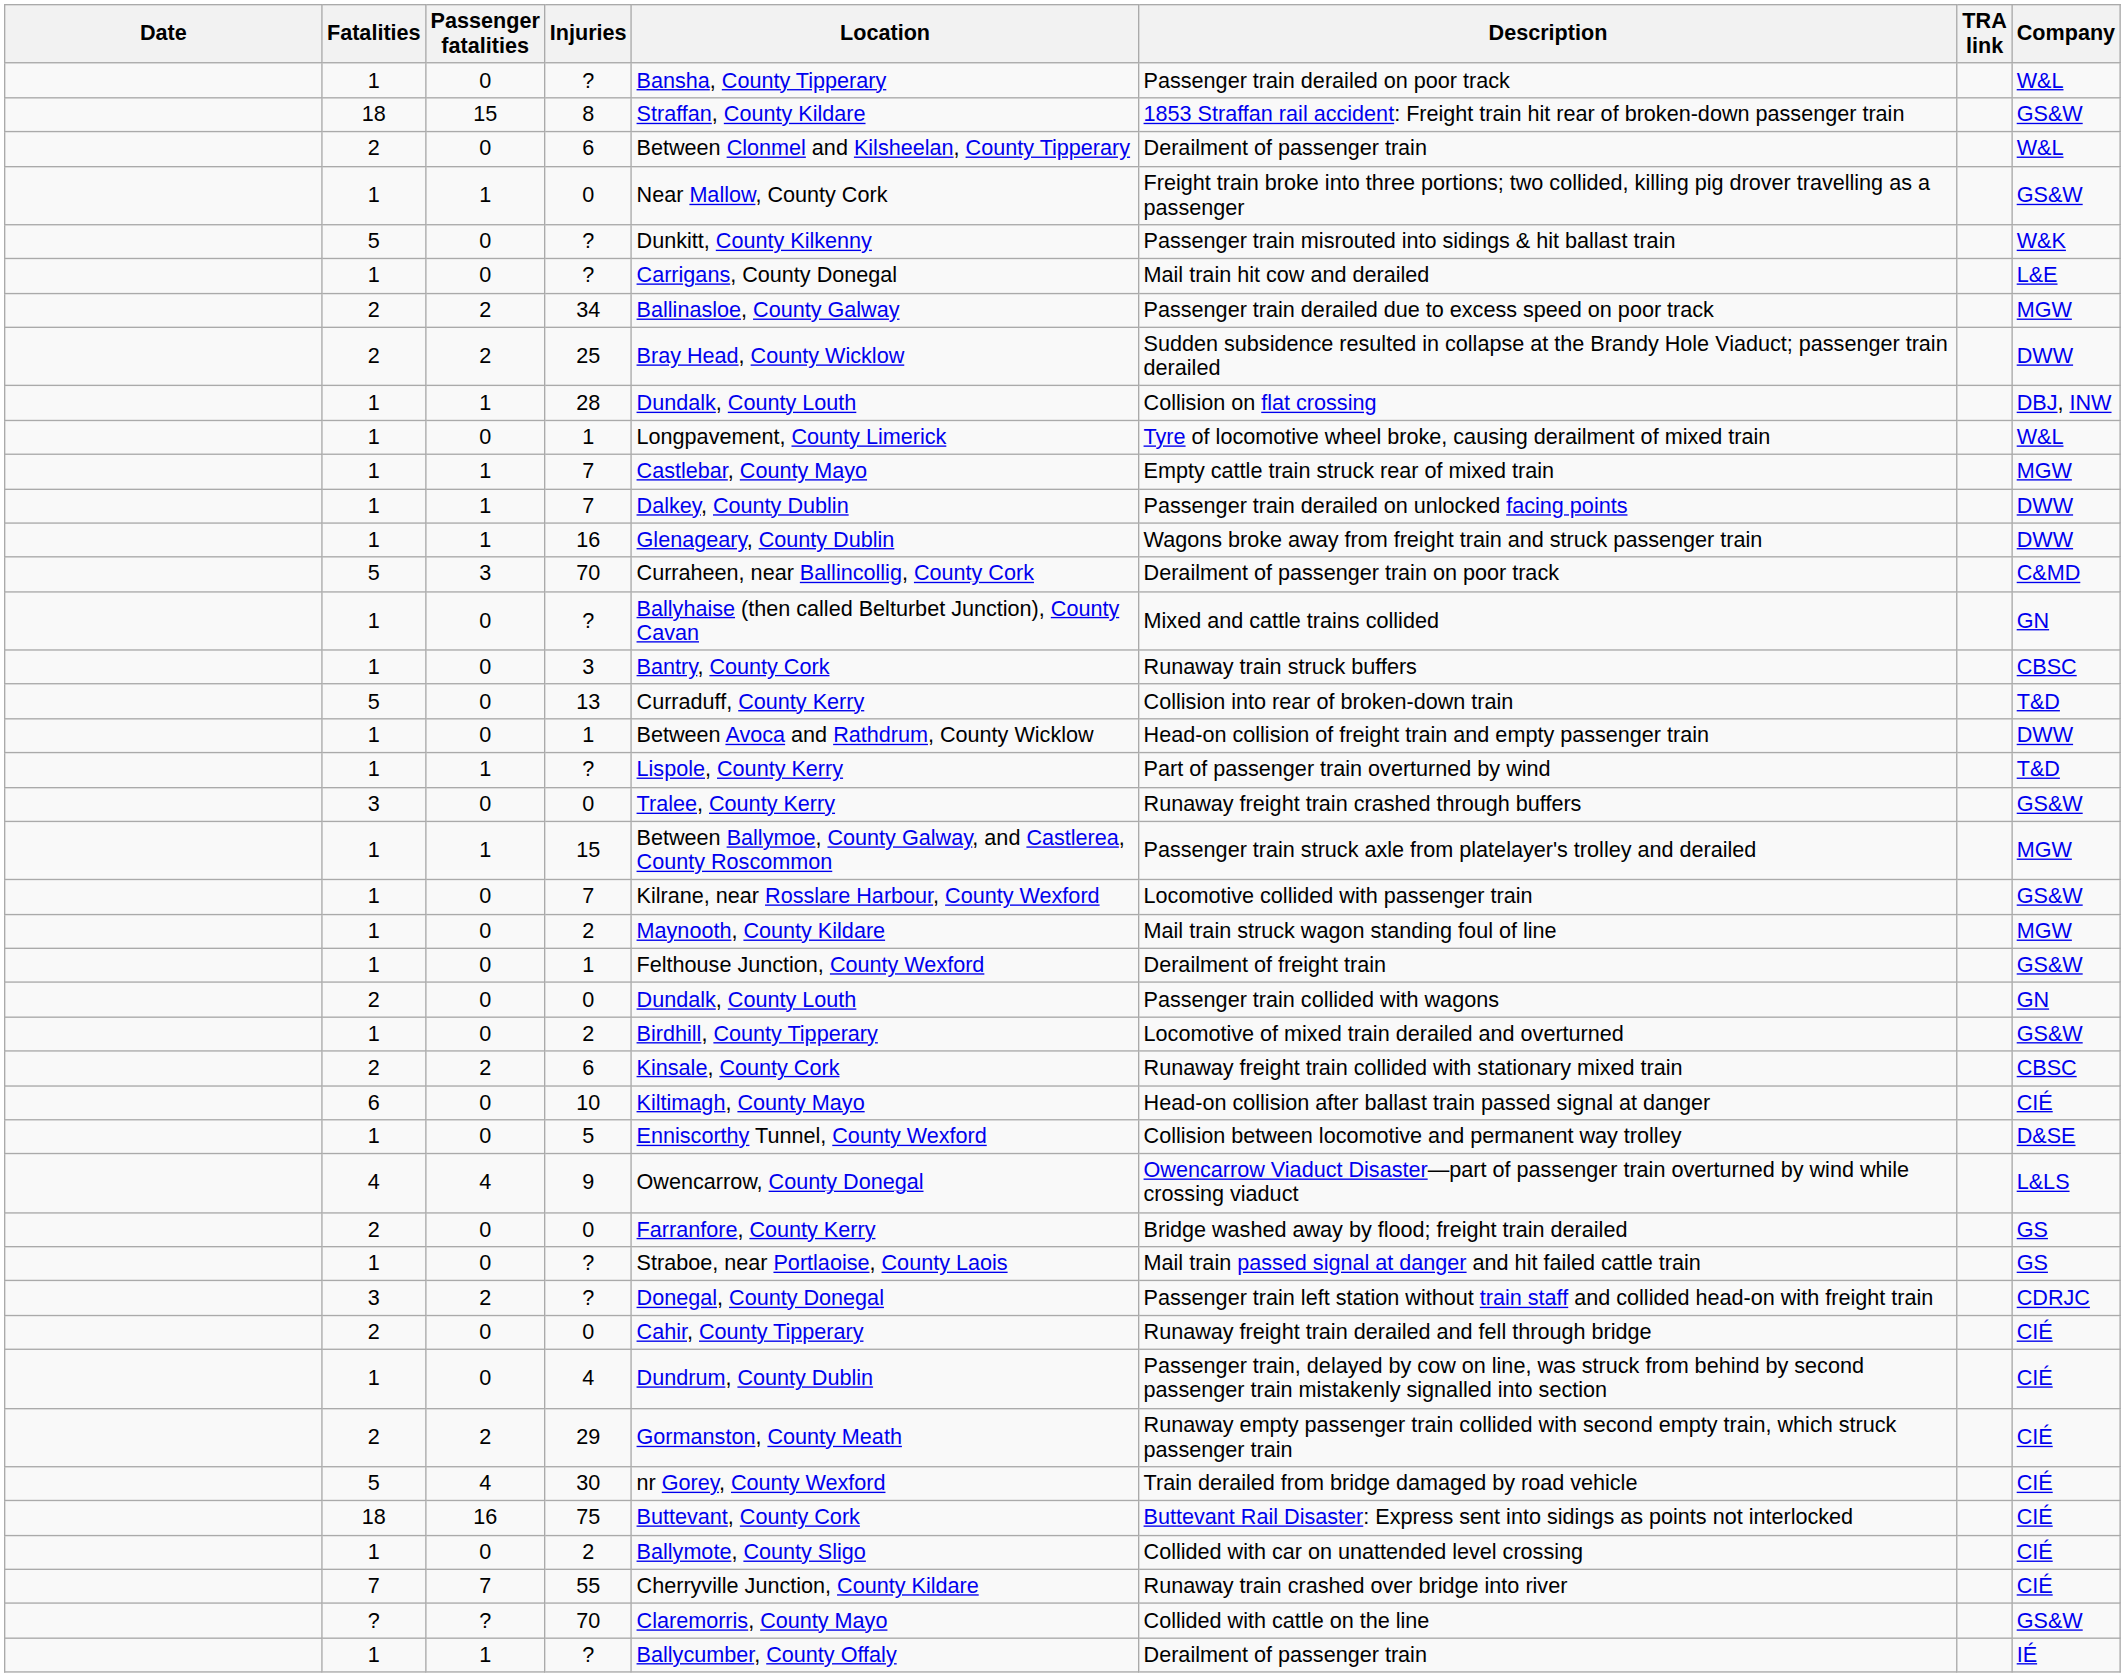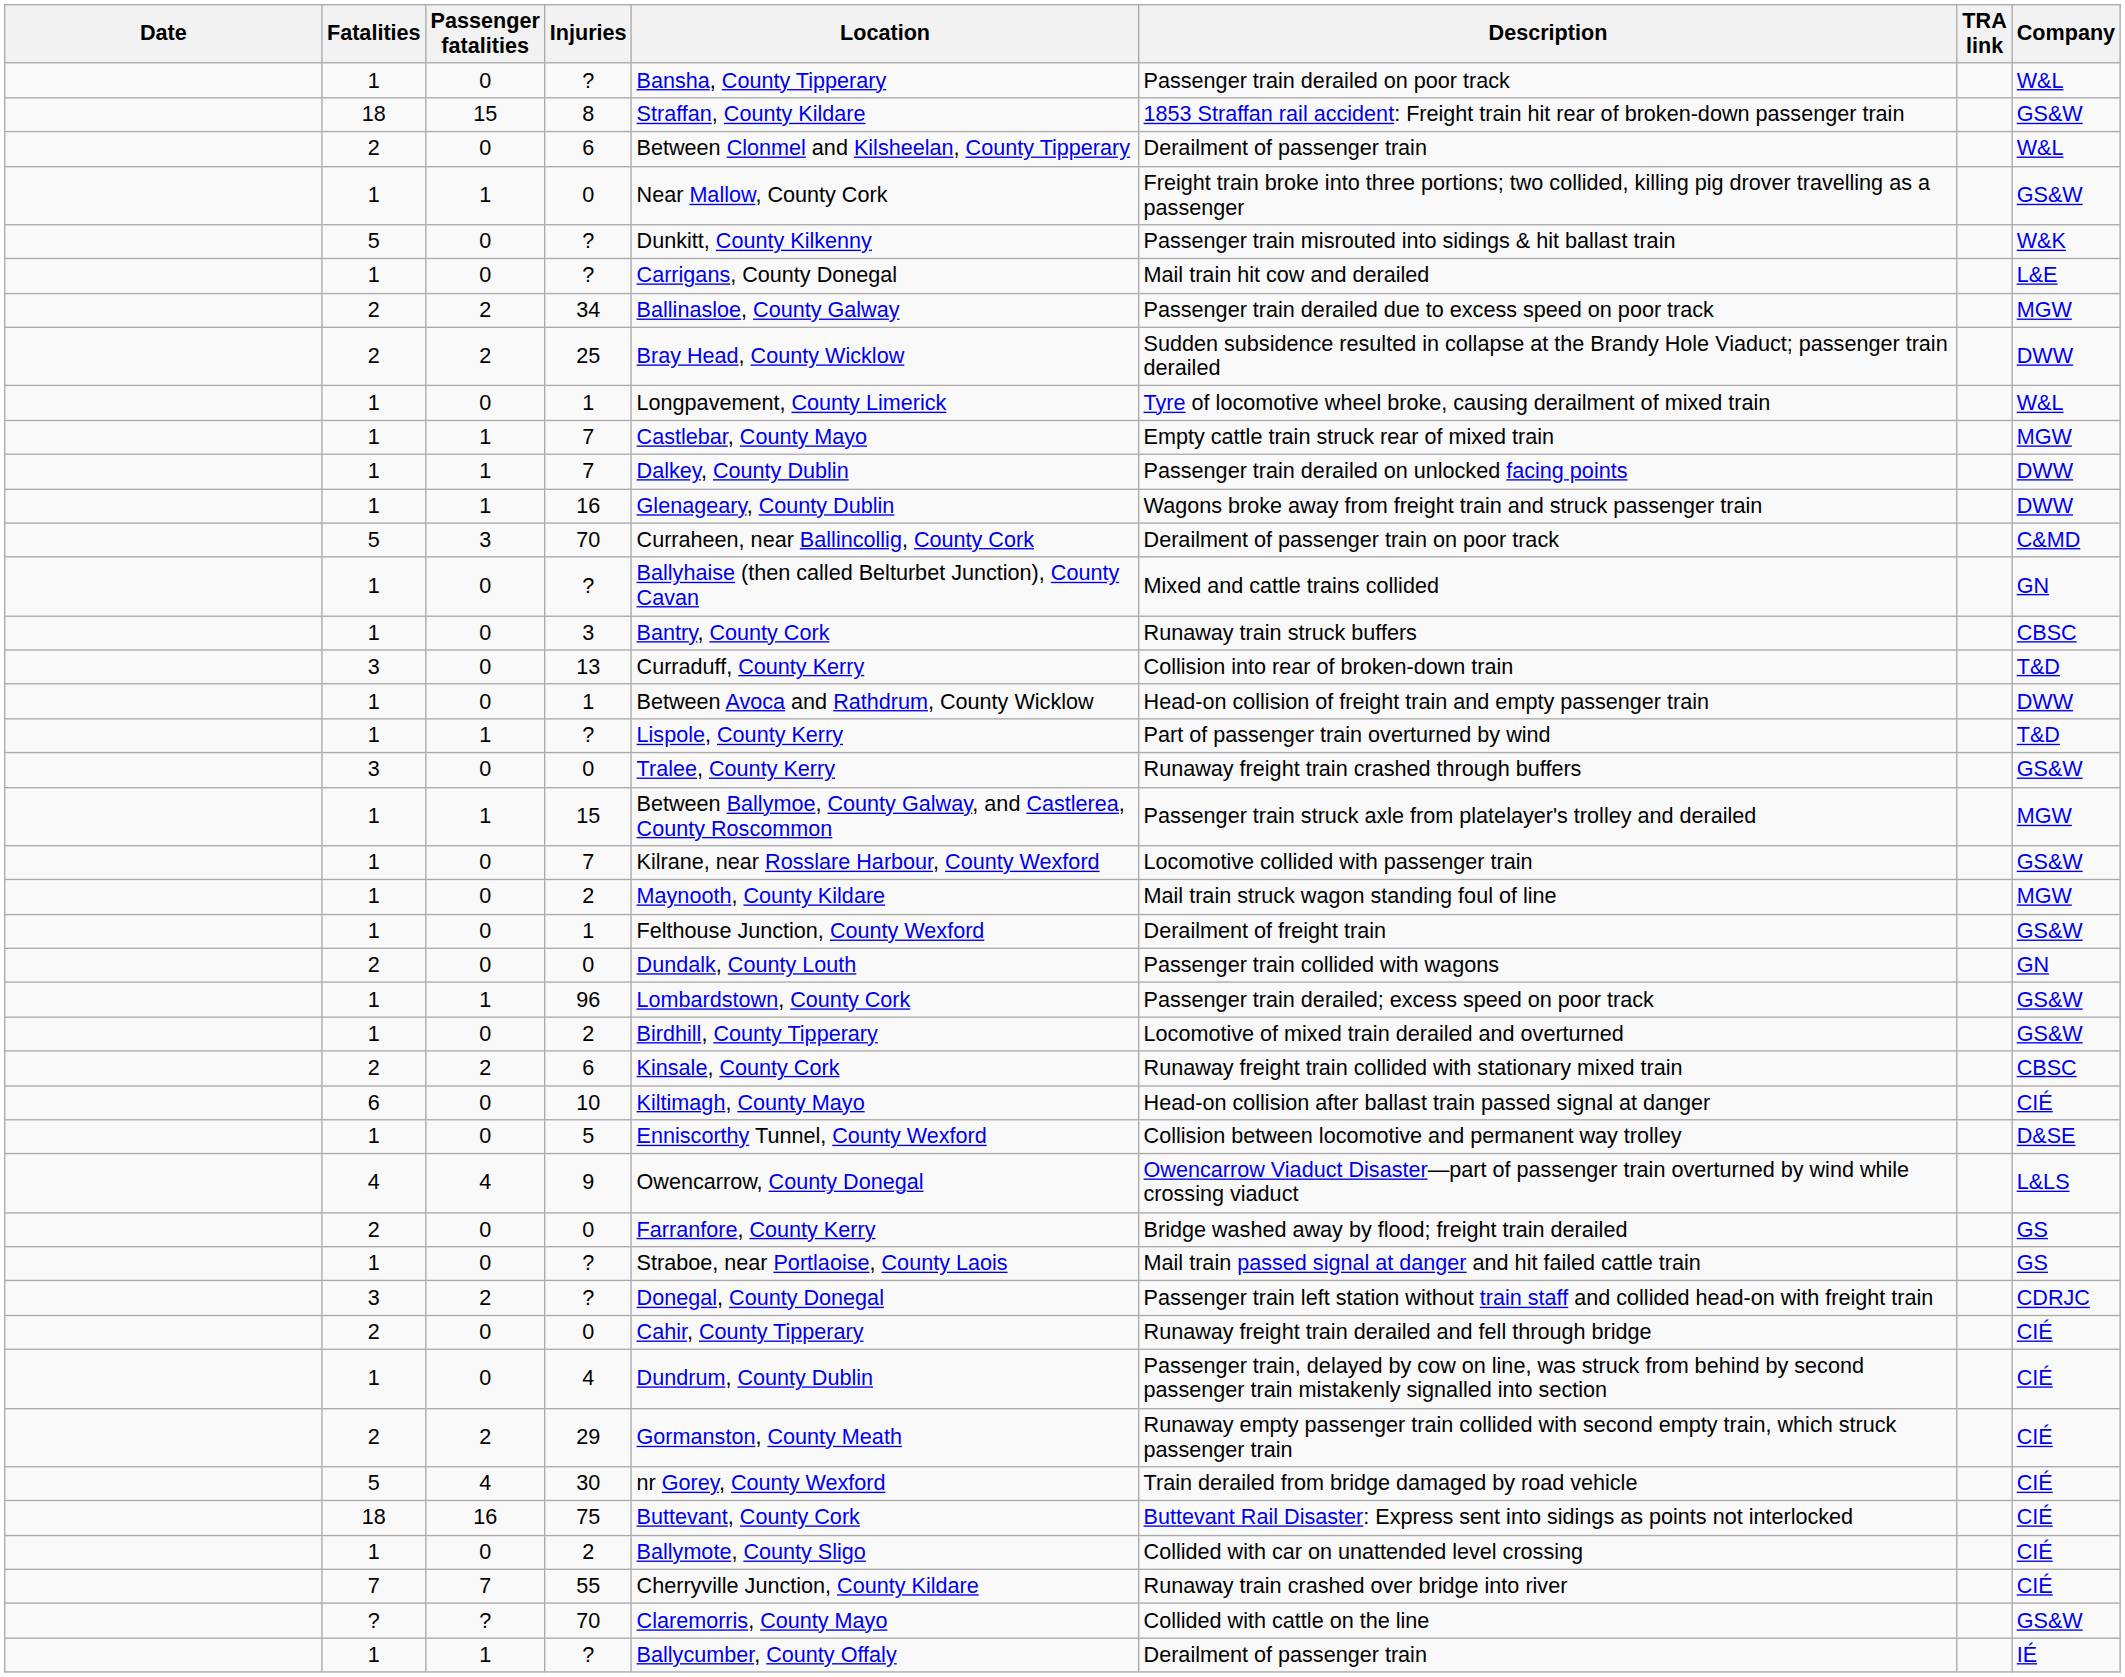- row: (485, 402)
(374, 701) 5 -> (374, 666) 3
+ row: (485, 999)
